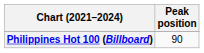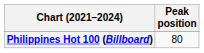(177, 39) 90 -> (177, 39) 80
